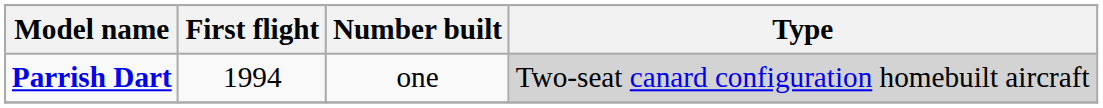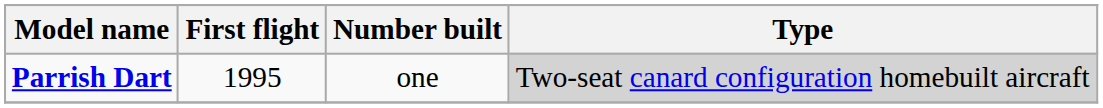(252, 77) 1994 -> (252, 77) 1995
